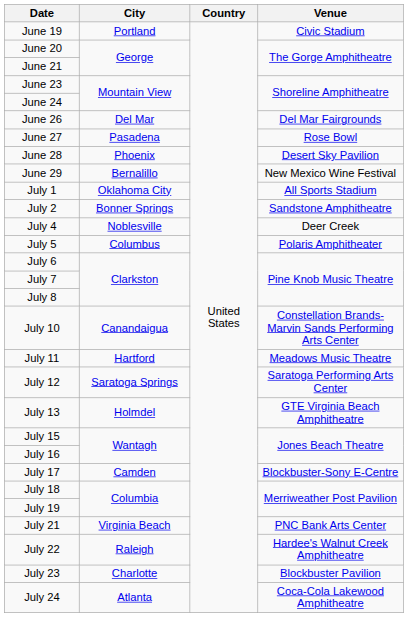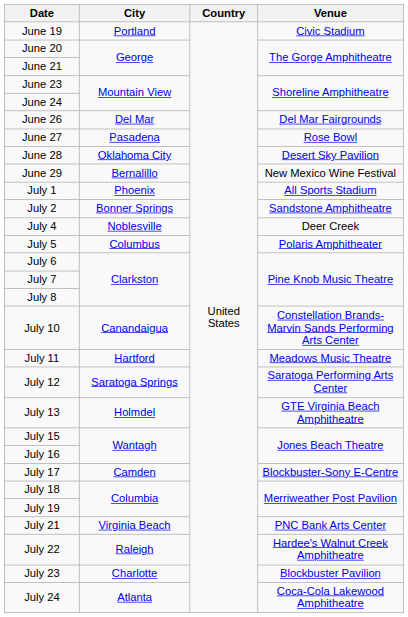(135, 155) Phoenix -> (135, 155) Oklahoma City
(135, 191) Oklahoma City -> (135, 191) Phoenix
